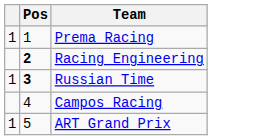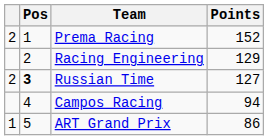+ column: (235, 16)
(12, 37) 1 -> (12, 37) 2
(27, 59) bold -> (27, 59) normal
(12, 81) 1 -> (12, 81) 2
